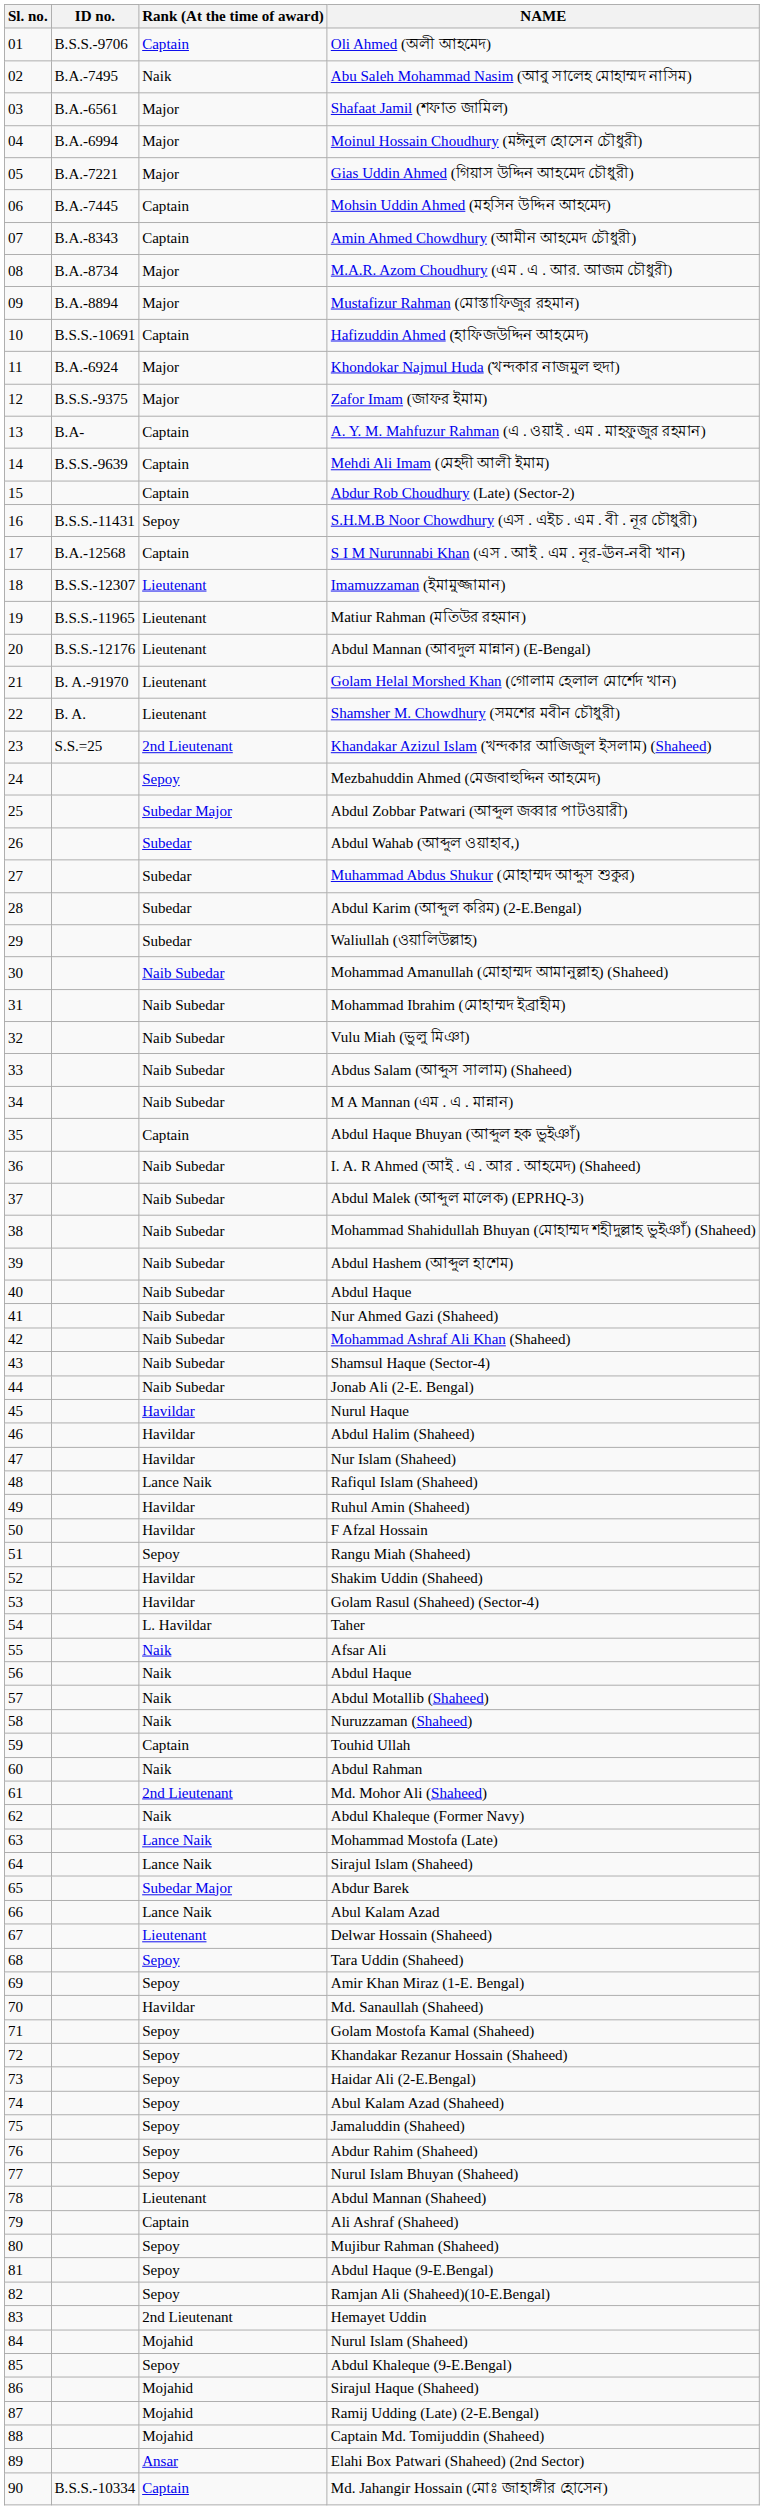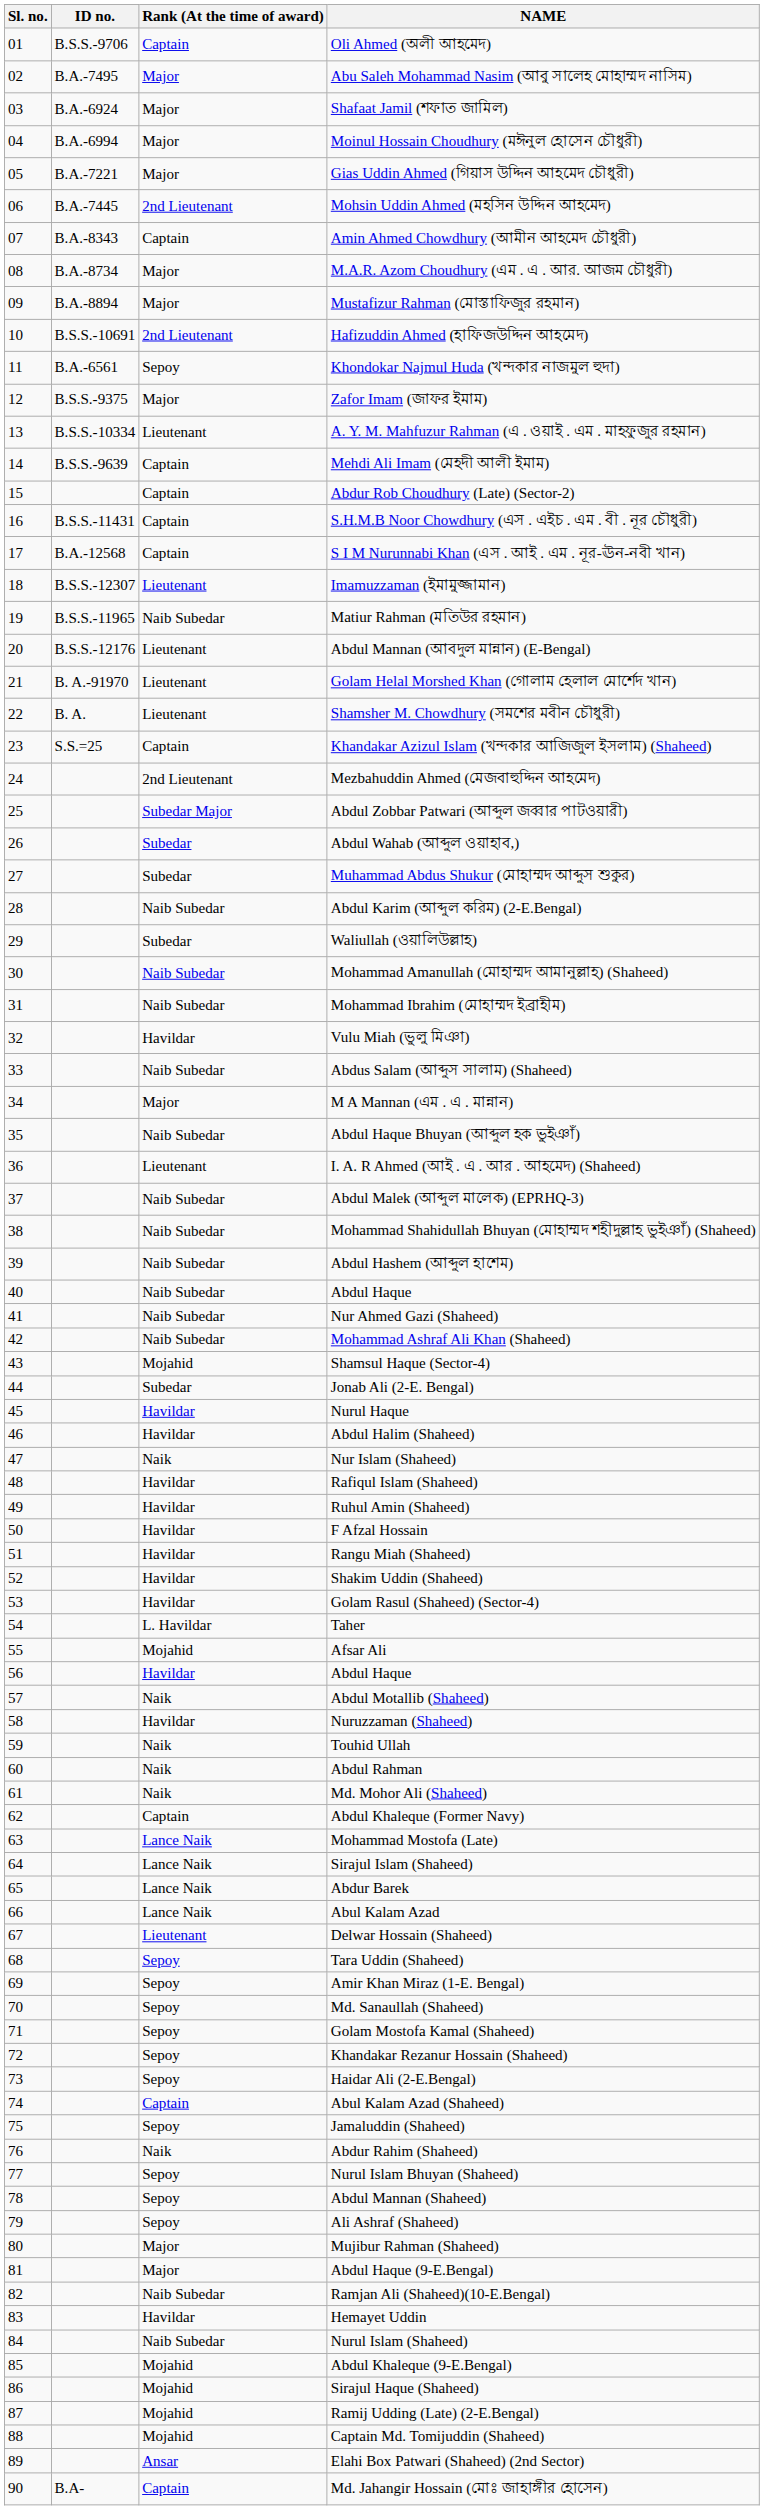(157, 76) Naik -> (161, 76) Major
(86, 109) B.A.-6561 -> (86, 109) B.A.-6924
(166, 206) Captain -> (187, 206) 2nd Lieutenant
(166, 335) Captain -> (187, 335) 2nd Lieutenant
(86, 367) B.A.-6924 -> (86, 367) B.A.-6561
(161, 367) Major -> (161, 367) Sepoy
(69, 432) B.A- -> (95, 432) B.S.S.-10334
(166, 432) Captain -> (174, 432) Lieutenant
(161, 520) Sepoy -> (166, 520) Captain
(174, 617) Lieutenant -> (183, 617) Naib Subedar
(187, 746) 2nd Lieutenant -> (166, 746) Captain
(161, 779) Sepoy -> (187, 779) 2nd Lieutenant
(167, 908) Subedar -> (183, 908) Naib Subedar
(183, 1037) Naib Subedar -> (168, 1037) Havildar
(183, 1102) Naib Subedar -> (161, 1102) Major
(166, 1134) Captain -> (183, 1134) Naib Subedar
(183, 1166) Naib Subedar -> (174, 1166) Lieutenant
(183, 1363) Naib Subedar -> (168, 1363) Mojahid
(183, 1387) Naib Subedar -> (167, 1387) Subedar
(168, 1458) Havildar -> (157, 1458) Naik
(177, 1482) Lance Naik -> (168, 1482) Havildar
(161, 1554) Sepoy -> (168, 1554) Havildar
(157, 1649) Naik -> (168, 1649) Mojahid
(157, 1673) Naik -> (168, 1673) Havildar
(157, 1721) Naik -> (168, 1721) Havildar
(166, 1745) Captain -> (157, 1745) Naik
(187, 1792) 2nd Lieutenant -> (157, 1792) Naik
(157, 1816) Naik -> (166, 1816) Captain
(187, 1888) Subedar Major -> (177, 1888) Lance Naik
(168, 2007) Havildar -> (161, 2007) Sepoy
(161, 2102) Sepoy -> (166, 2102) Captain
(161, 2150) Sepoy -> (157, 2150) Naik
(174, 2198) Lieutenant -> (161, 2198) Sepoy
(166, 2222) Captain -> (161, 2222) Sepoy
(161, 2246) Sepoy -> (161, 2246) Major
(161, 2269) Sepoy -> (161, 2269) Major
(161, 2293) Sepoy -> (183, 2293) Naib Subedar
(187, 2317) 2nd Lieutenant -> (168, 2317) Havildar
(168, 2341) Mojahid -> (183, 2341) Naib Subedar
(161, 2365) Sepoy -> (168, 2365) Mojahid
(95, 2488) B.S.S.-10334 -> (69, 2488) B.A-
